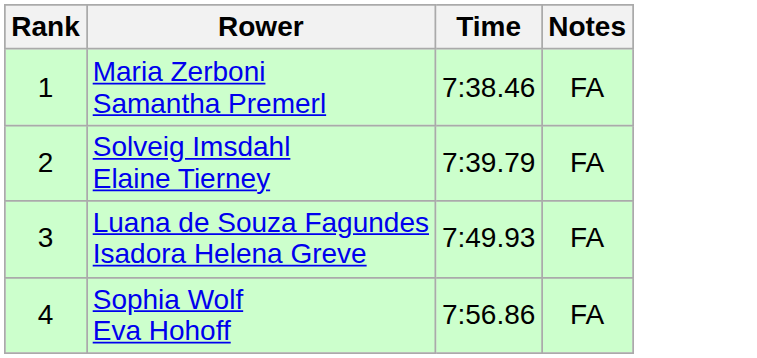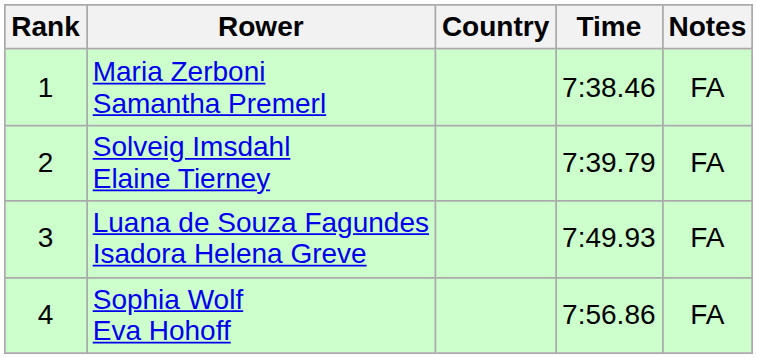+ column: (496, 26)
